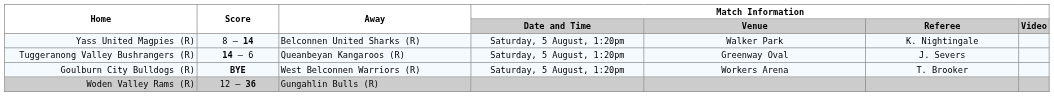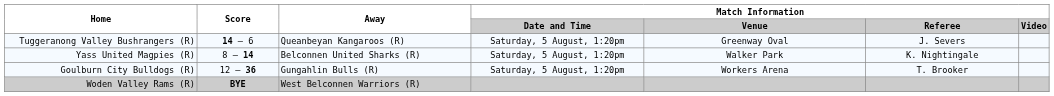rows swapped: (107, 55) <-> (135, 41)
(238, 70) BYE -> (238, 70) 12 – 36
(351, 70) West Belconnen Warriors (R) -> (330, 70) Gungahlin Bulls (R)
(238, 84) 12 – 36 -> (238, 84) BYE
(330, 84) Gungahlin Bulls (R) -> (351, 84) West Belconnen Warriors (R)
